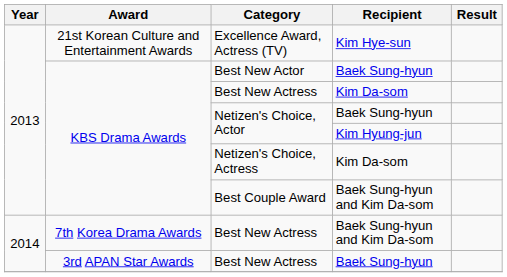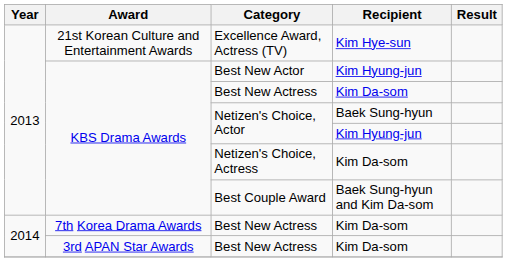(384, 71) Baek Sung-hyun -> (379, 71) Kim Hyung-jun
(385, 233) Baek Sung-hyun and Kim Da-som -> (372, 225) Kim Da-som
(384, 261) Baek Sung-hyun -> (372, 246) Kim Da-som
